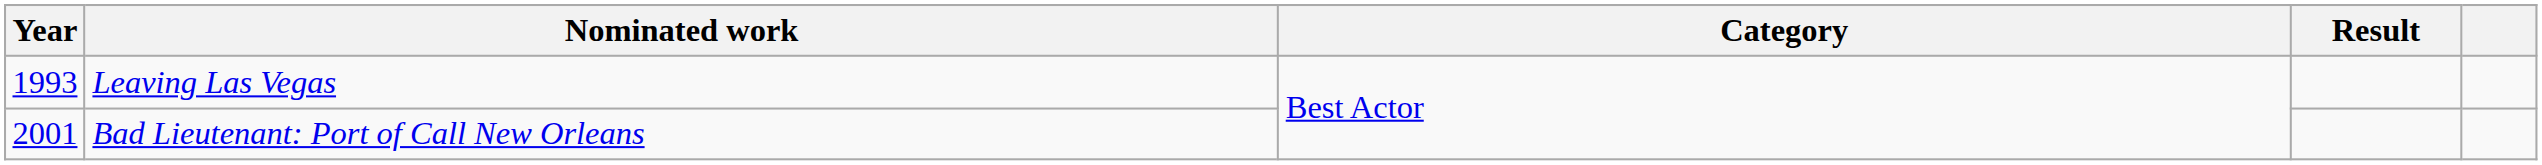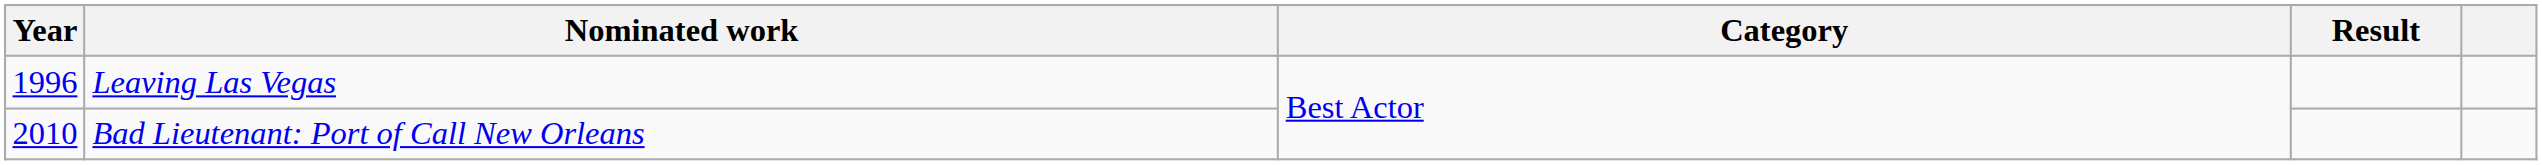(45, 81) 1993 -> (45, 81) 1996
(45, 133) 2001 -> (45, 133) 2010
